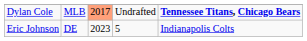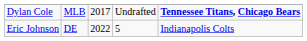(100, 12) lightsalmon background -> (100, 12) no background
(100, 28) 2023 -> (100, 28) 2022
